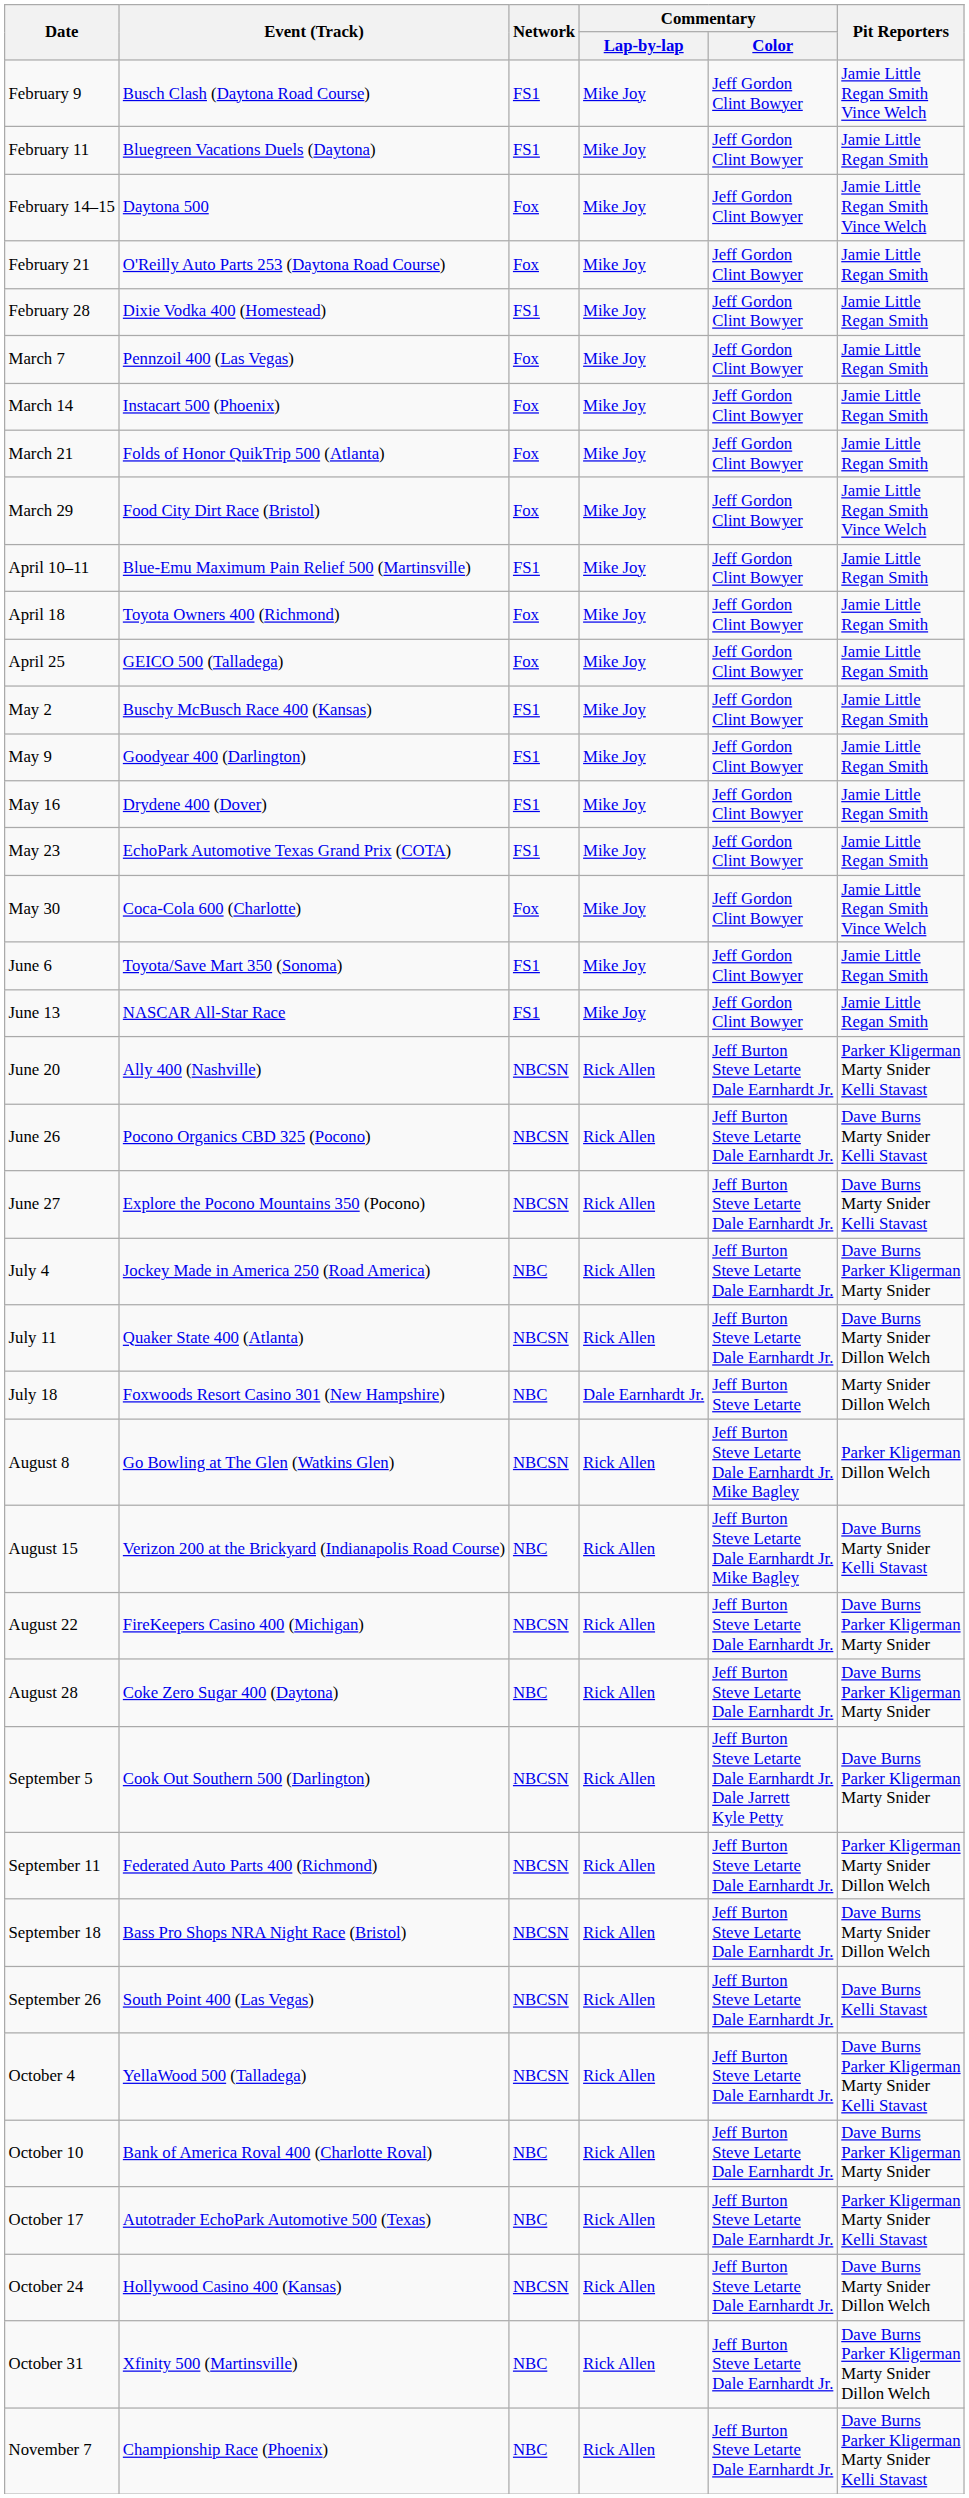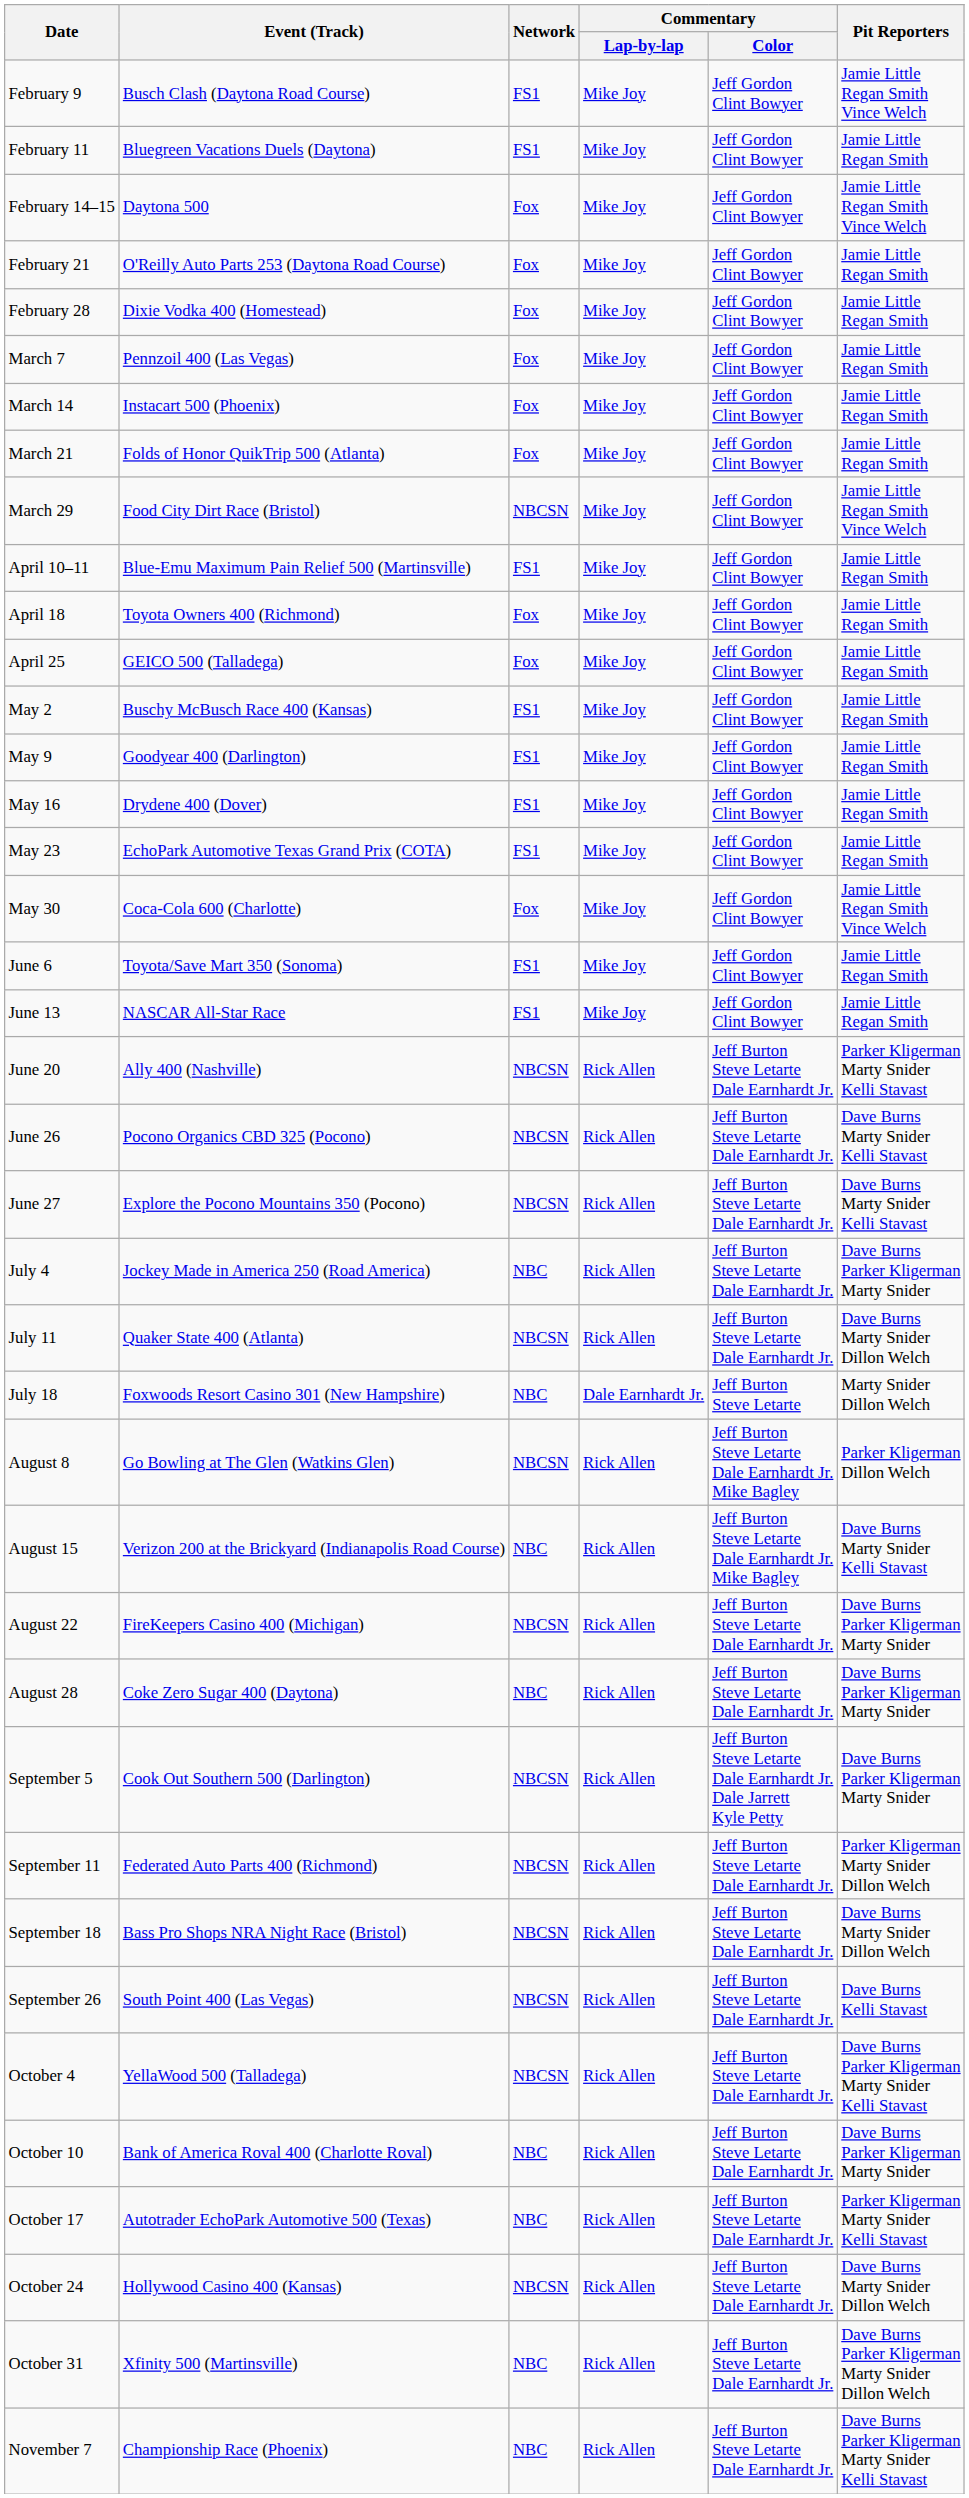(526, 311) FS1 -> (526, 311) Fox
(526, 510) Fox -> (541, 510) NBCSN
